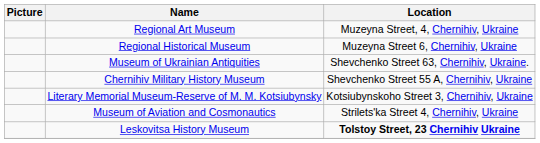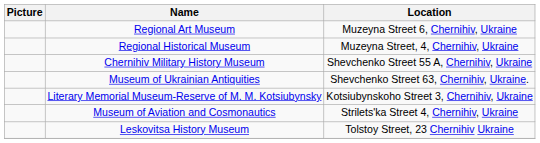(430, 29) Muzeyna Street, 4, Chernihiv, Ukraine -> (430, 29) Muzeyna Street 6, Chernihiv, Ukraine
(430, 46) Muzeyna Street 6, Chernihiv, Ukraine -> (430, 46) Muzeyna Street, 4, Chernihiv, Ukraine
rows swapped: (184, 63) <-> (184, 79)
(430, 130) bold -> (430, 130) normal
